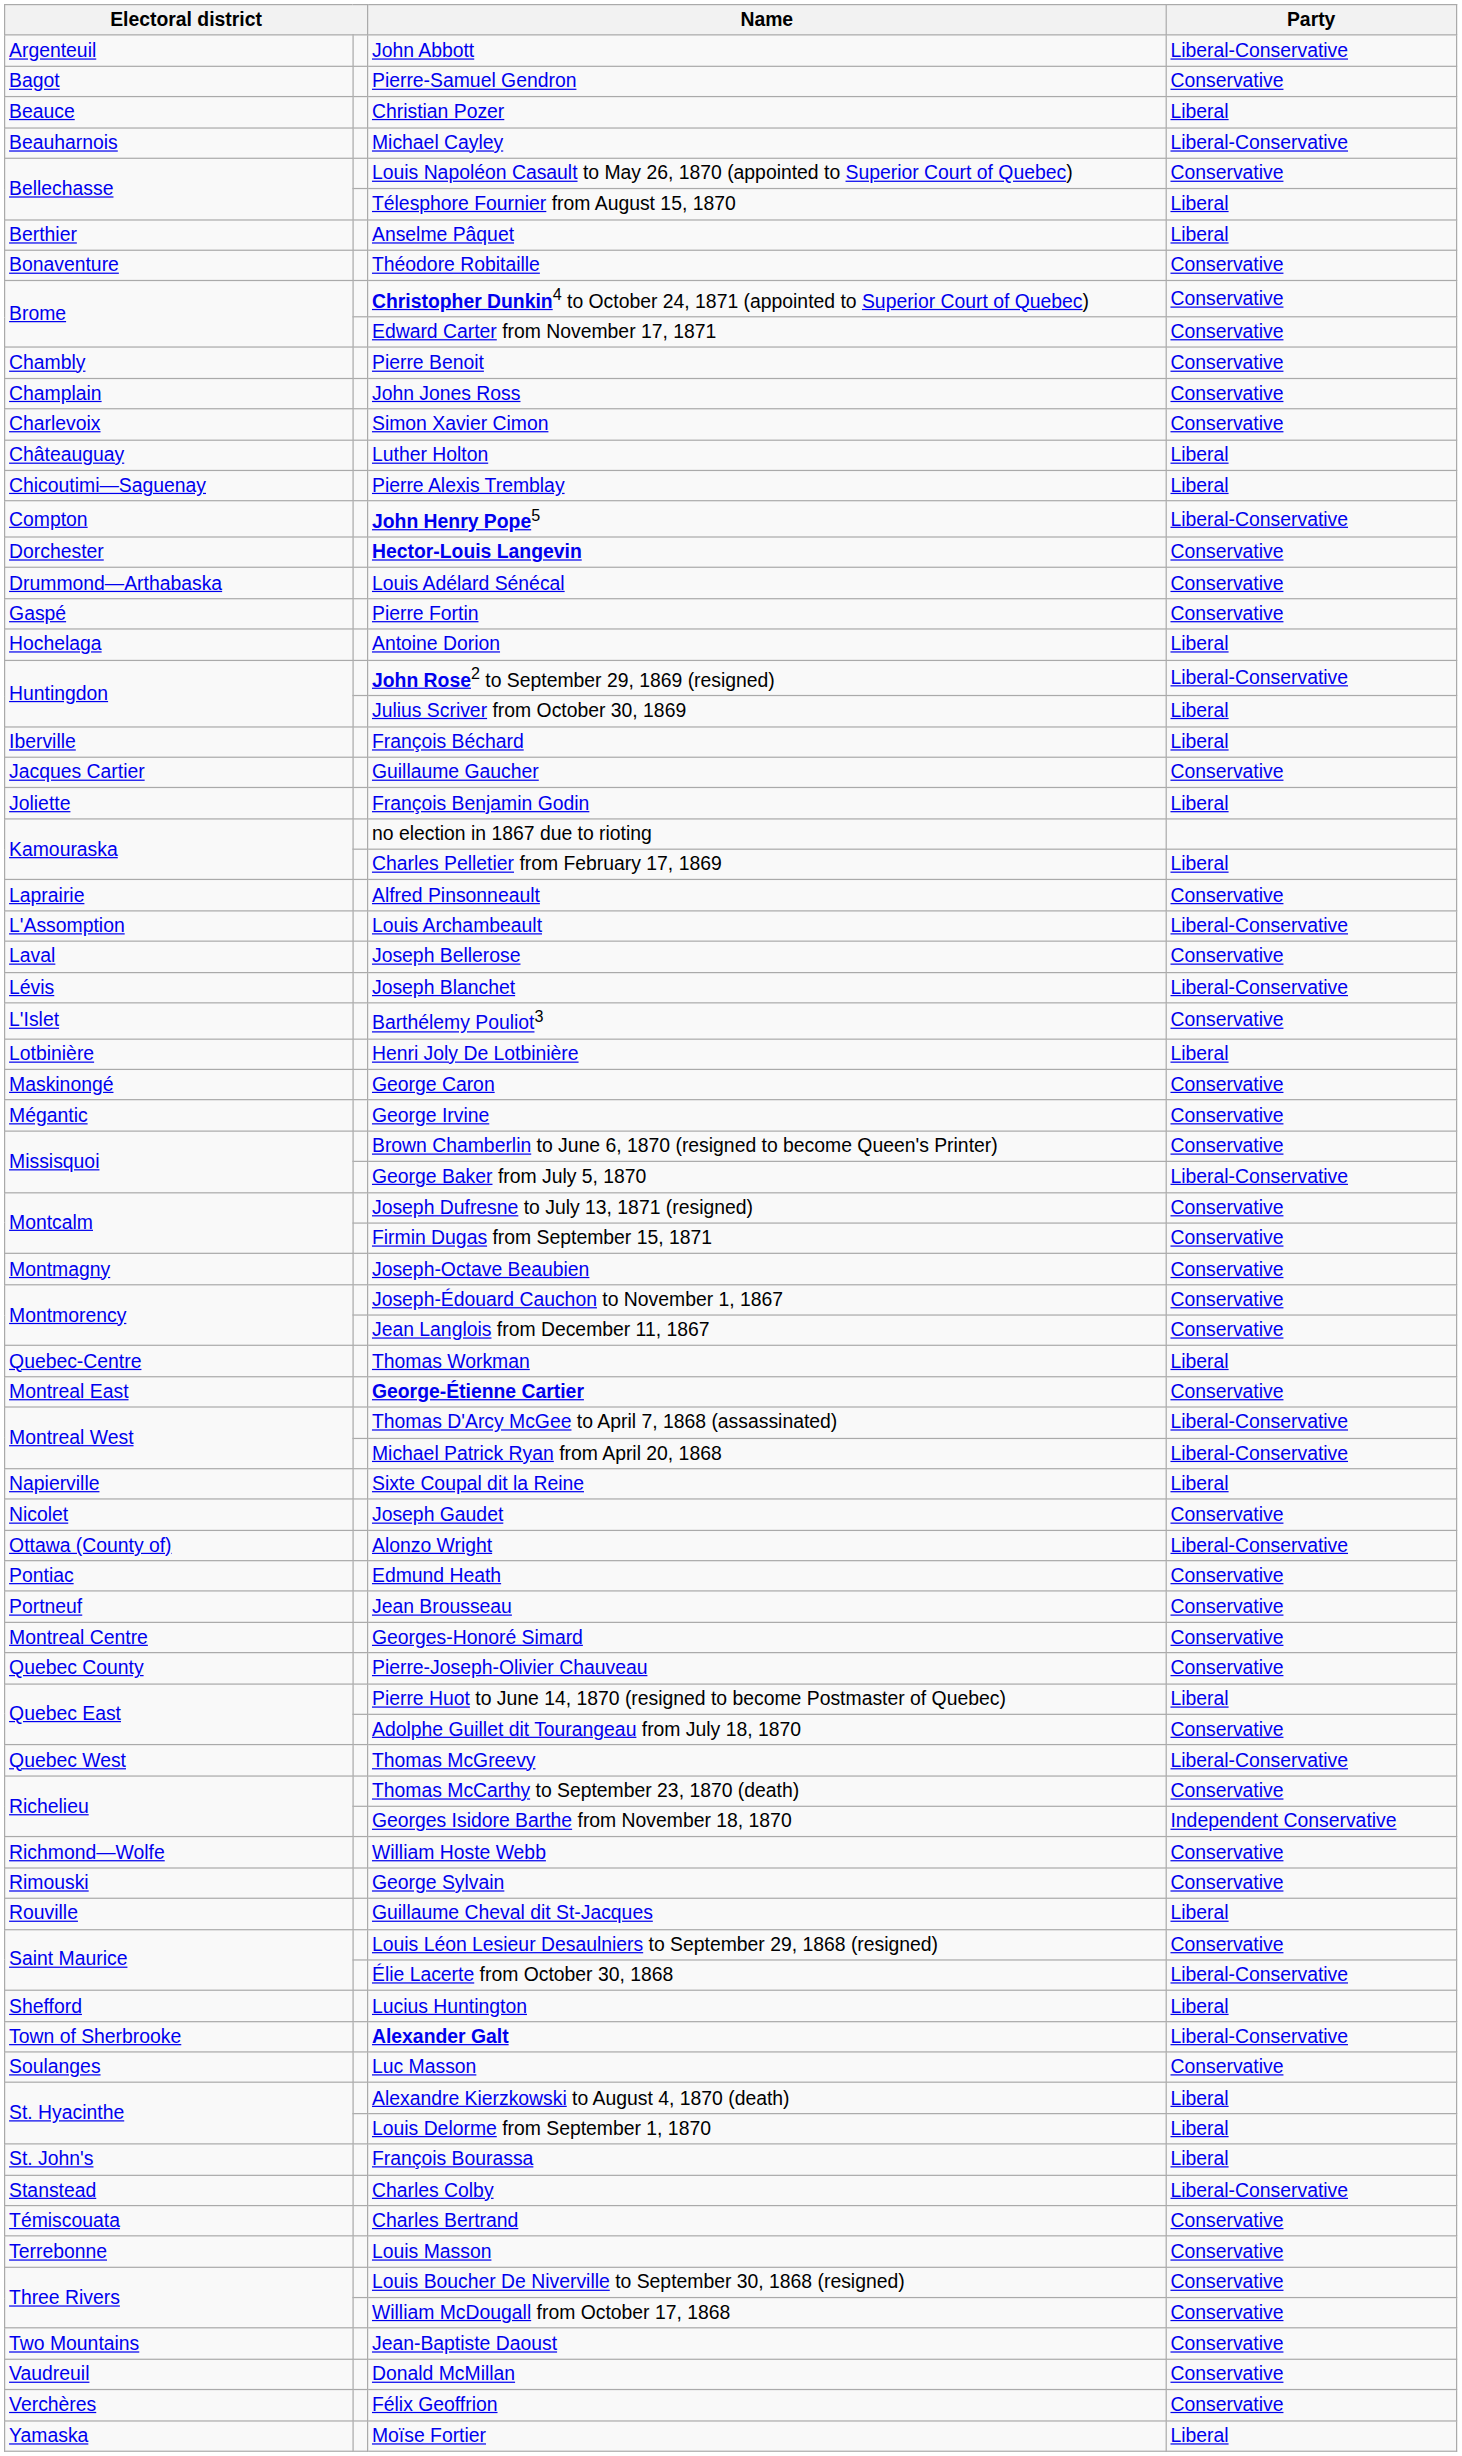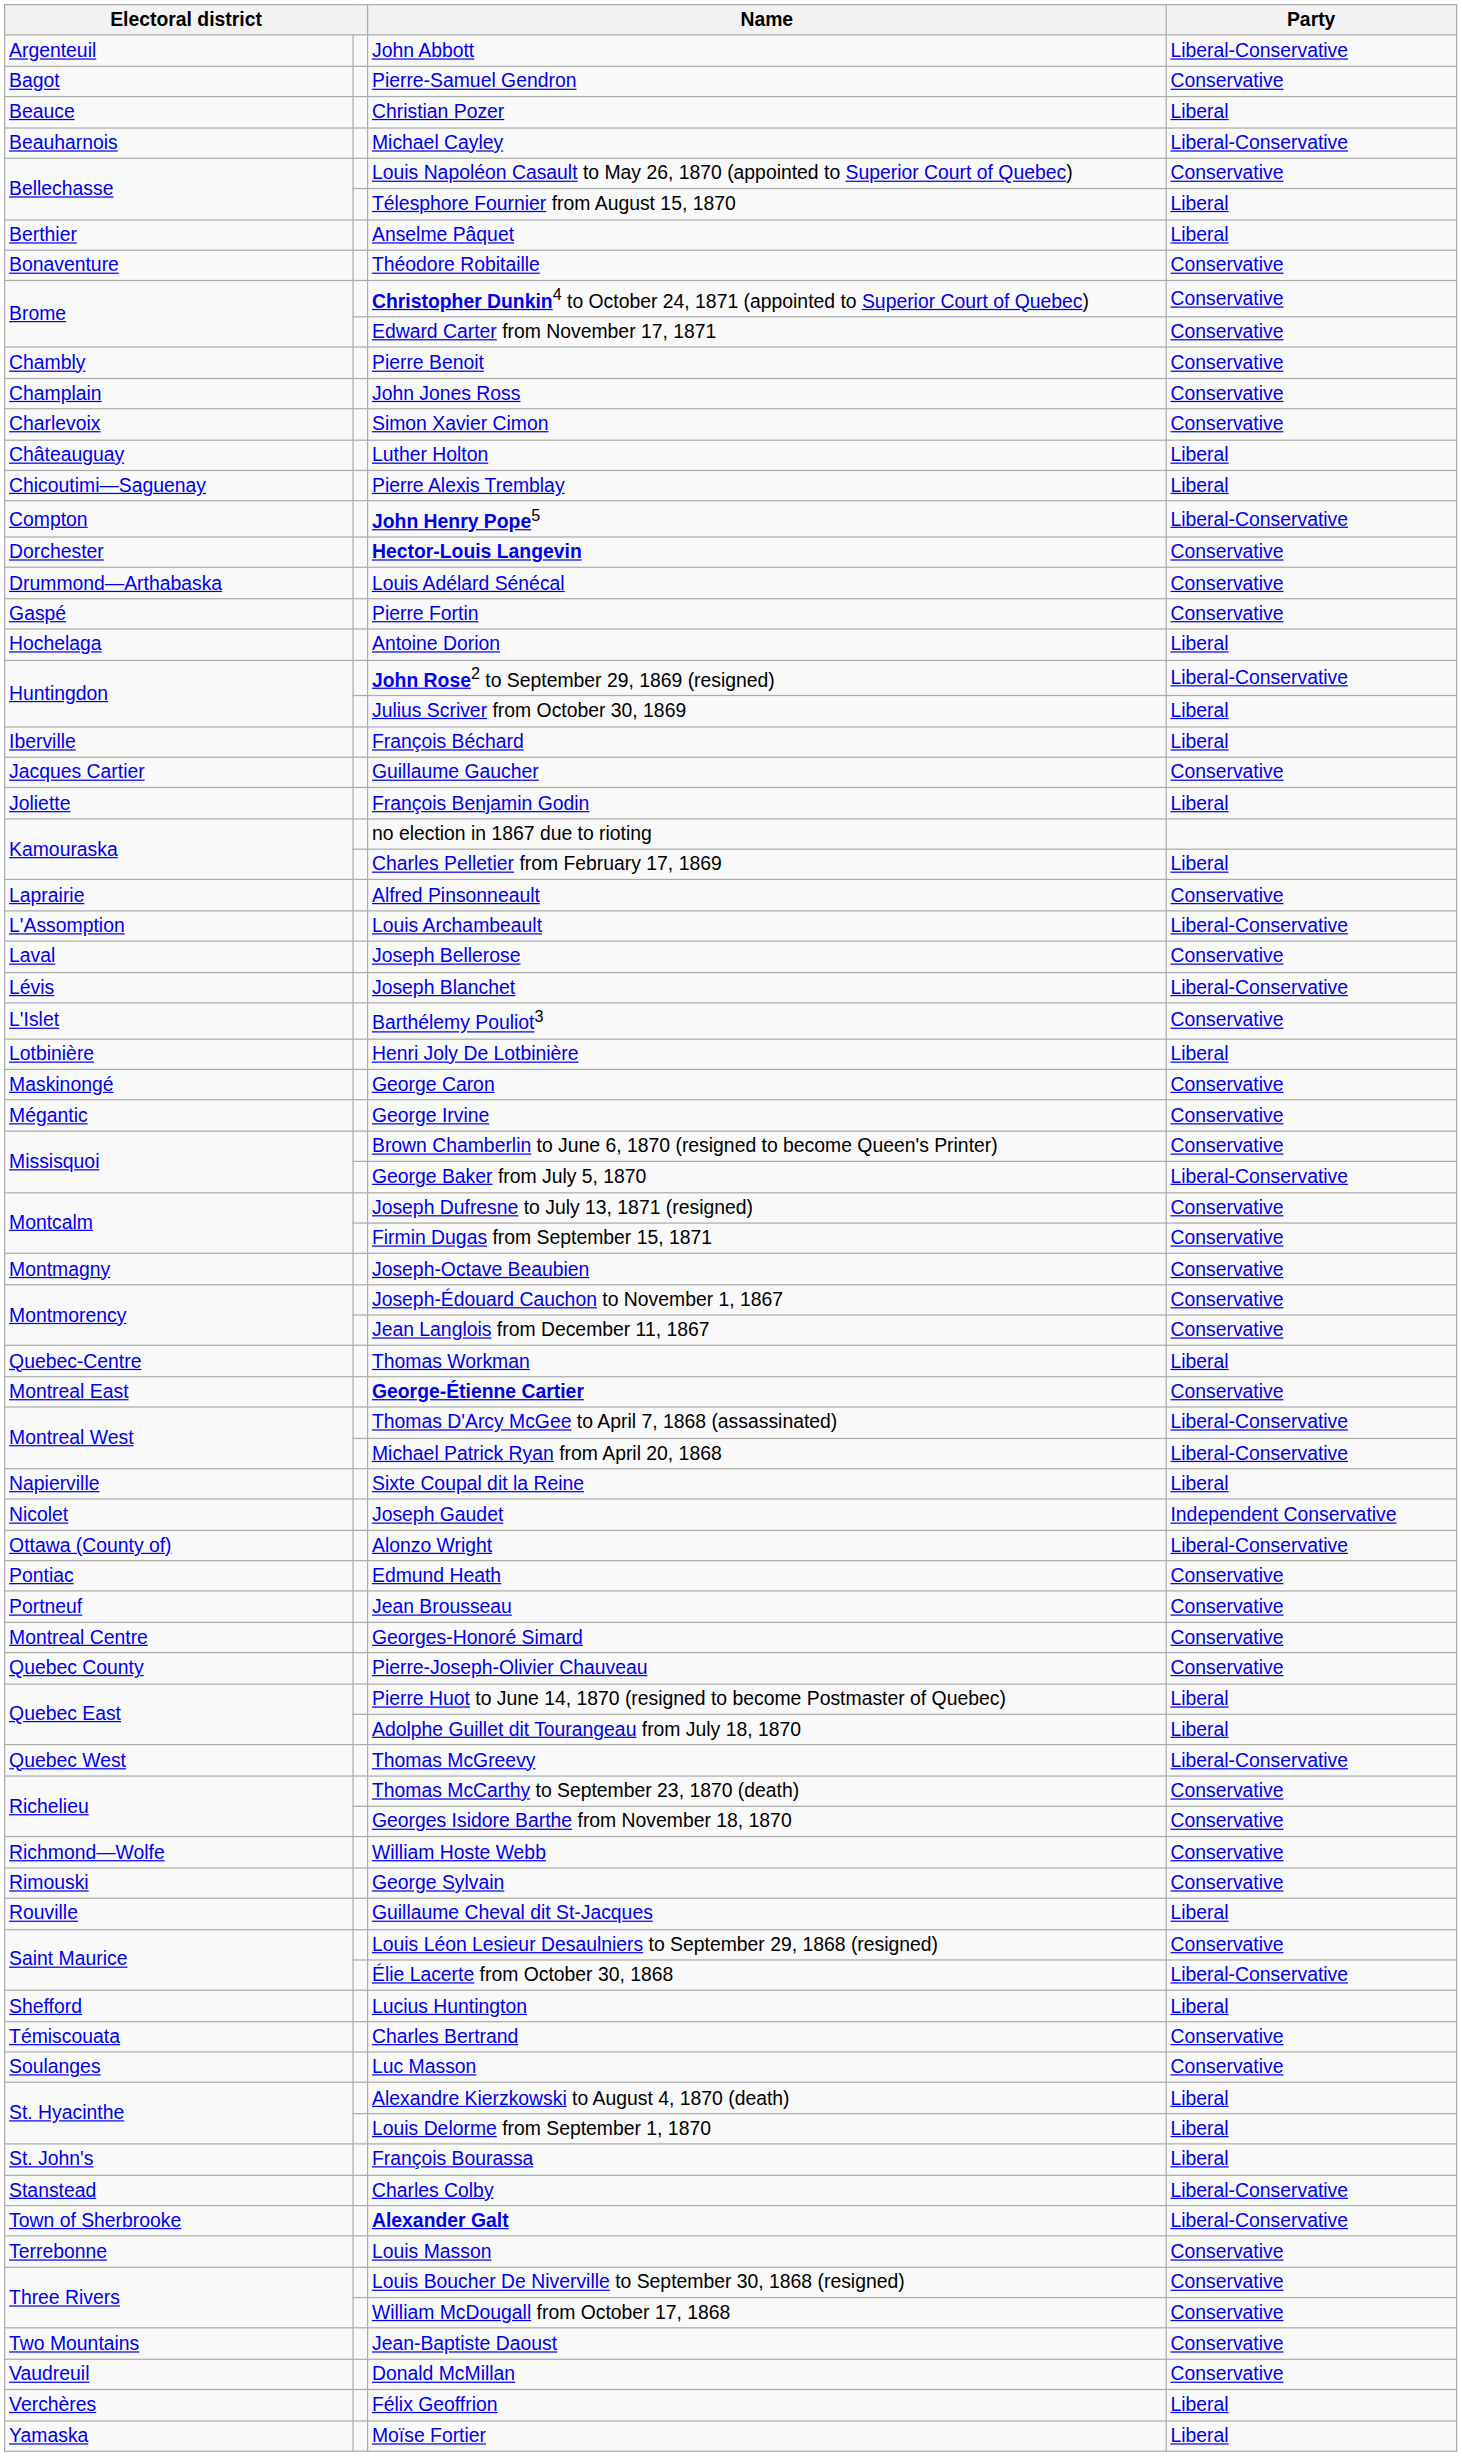(1227, 1514) Conservative -> (1283, 1514) Independent Conservative
(1227, 1729) Conservative -> (1200, 1729) Liberal
(1283, 1821) Independent Conservative -> (1227, 1821) Conservative
rows swapped: (440, 2036) <-> (445, 2220)
(1227, 2404) Conservative -> (1200, 2404) Liberal
